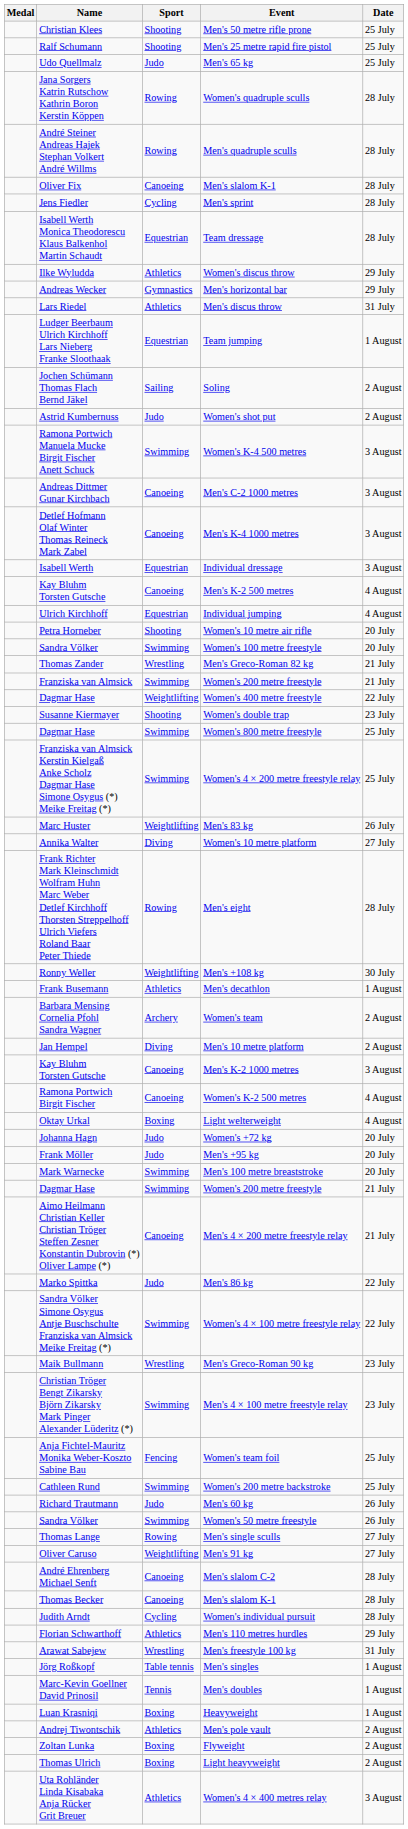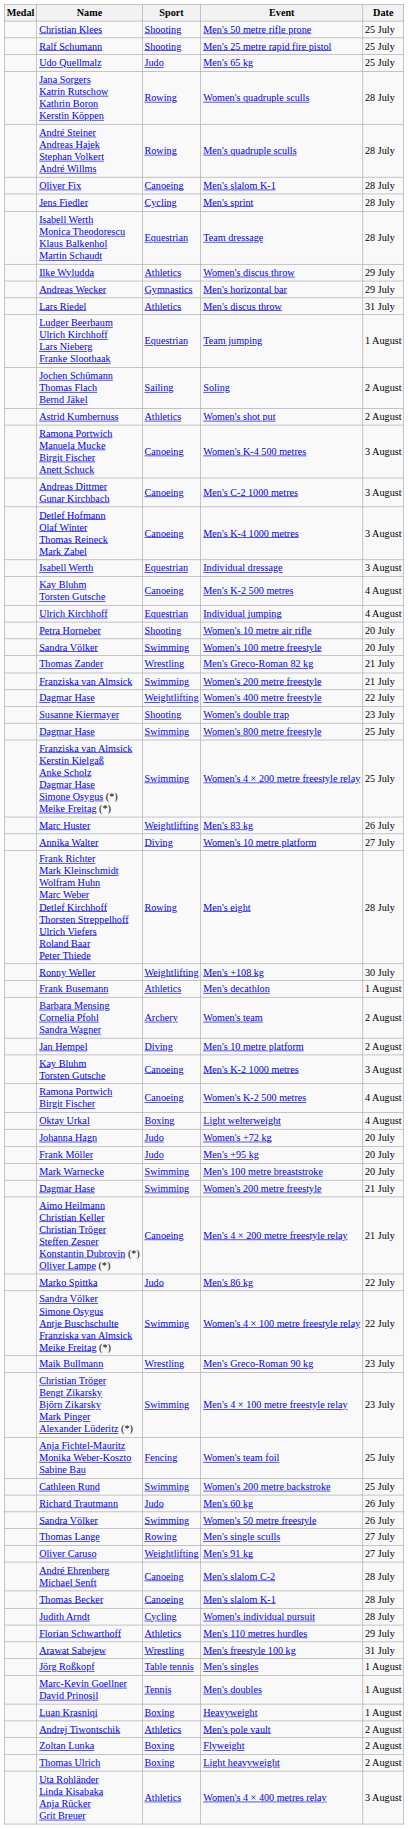(154, 417) Judo -> (163, 417) Athletics
(167, 451) Swimming -> (164, 451) Canoeing
